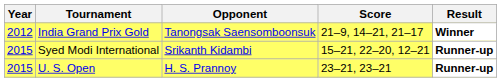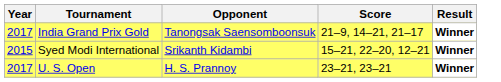(20, 32) 2012 -> (20, 32) 2017
(464, 50) Runner-up -> (455, 50) Winner
(20, 68) 2015 -> (20, 68) 2017
(464, 68) Runner-up -> (455, 68) Winner
